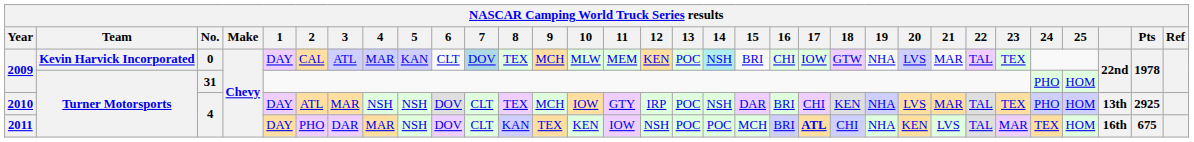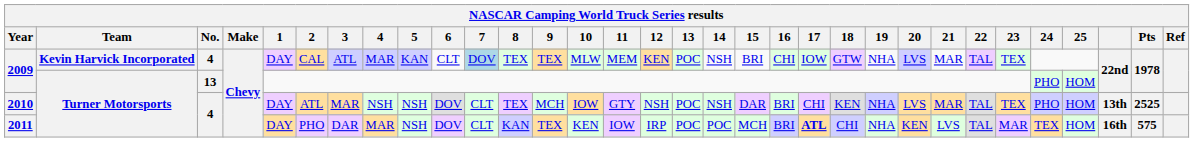(210, 59) 0 -> (210, 59) 4
(550, 59) MCH -> (550, 59) TEX
(719, 59) paleturquoise background -> (719, 59) no background
(210, 81) 31 -> (210, 81) 13
(656, 103) IRP -> (656, 103) NSH
(1147, 103) 2925 -> (1147, 103) 2525
(656, 125) NSH -> (656, 125) IRP
(1147, 125) 675 -> (1147, 125) 575
